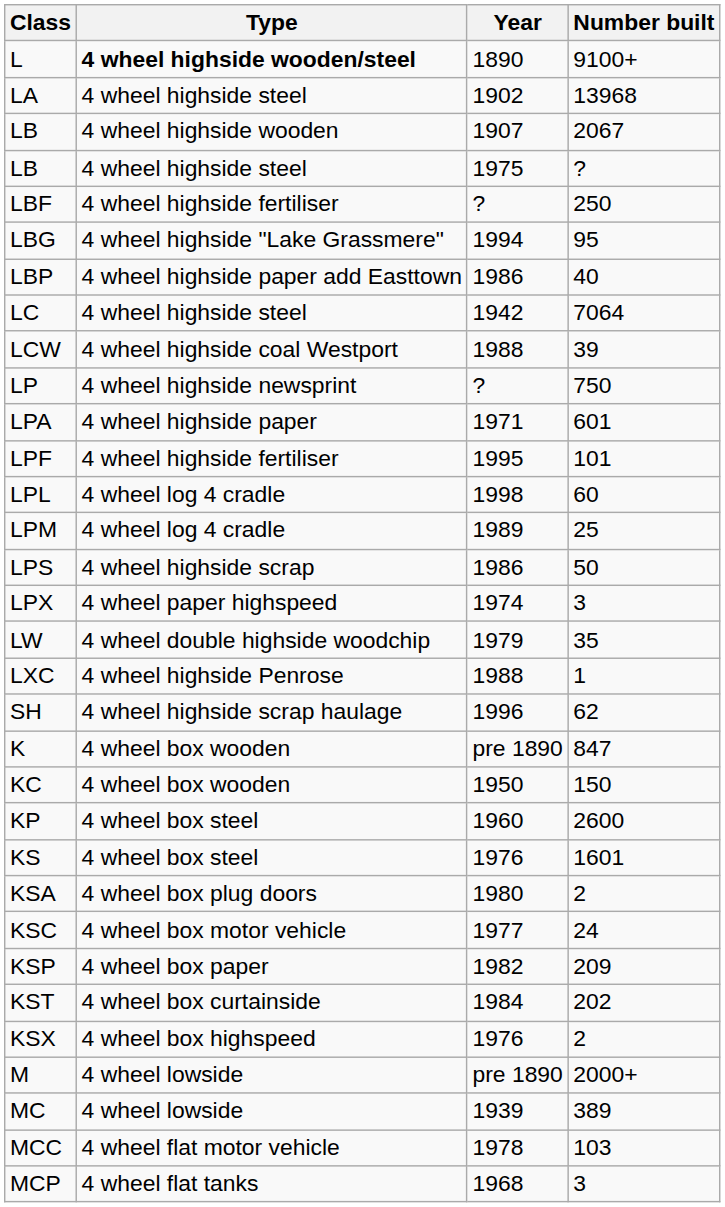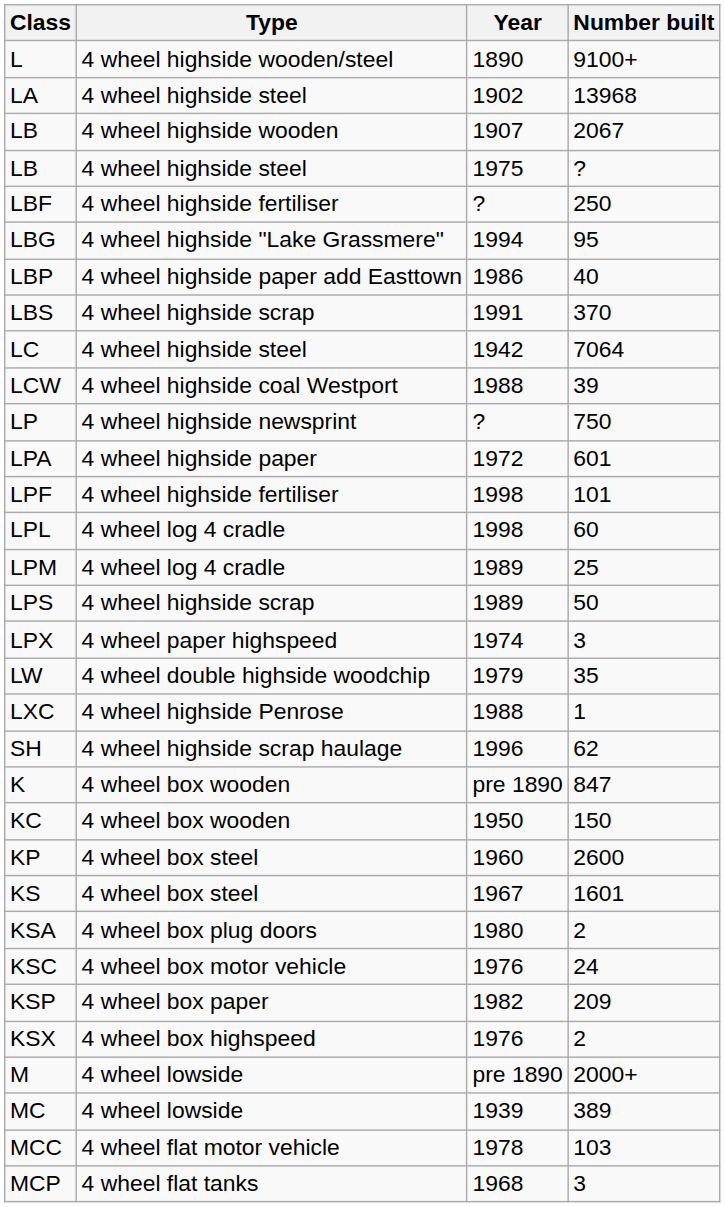(249, 58) bold -> (237, 58) normal
+ row: (32, 312)
(498, 421) 1971 -> (498, 458) 1972
(498, 458) 1995 -> (498, 494) 1998
(498, 566) 1986 -> (498, 603) 1989
(498, 857) 1976 -> (498, 893) 1967
(498, 929) 1977 -> (498, 966) 1976
- row: (32, 1002)
